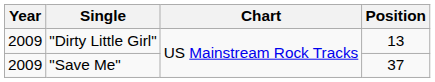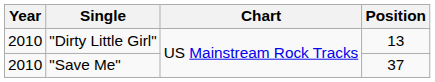(25, 41) 2009 -> (25, 41) 2010
(25, 65) 2009 -> (25, 65) 2010
